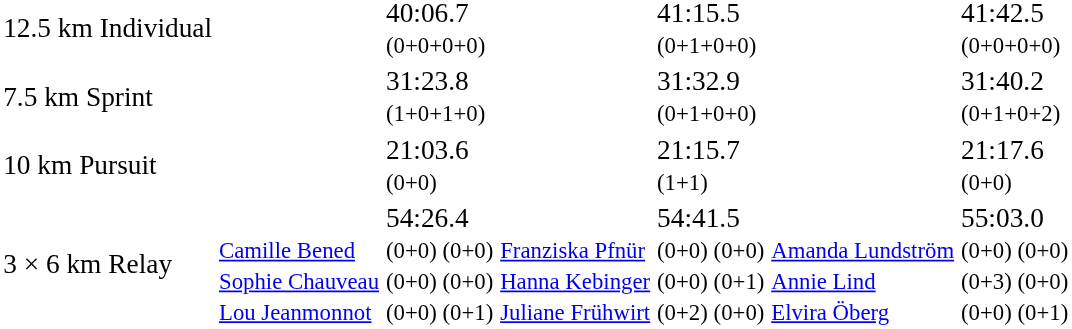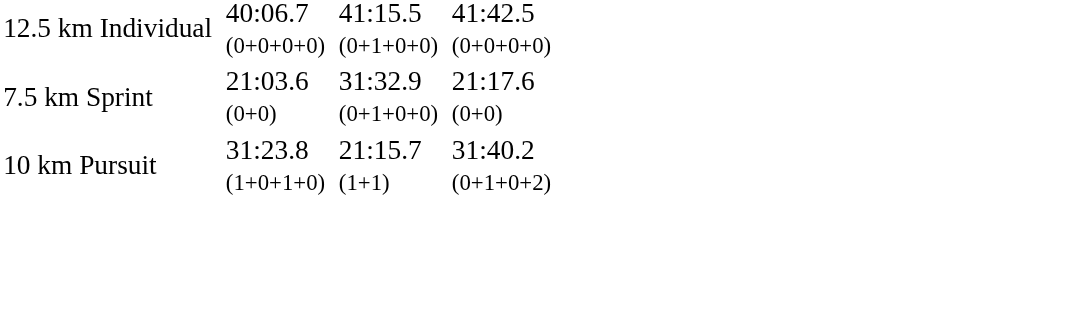(436, 96) 31:23.8 (1+0+1+0) -> (267, 96) 21:03.6 (0+0)
(1011, 96) 31:40.2 (0+1+0+2) -> (493, 96) 21:17.6 (0+0)
(427, 165) 21:03.6 (0+0) -> (275, 165) 31:23.8 (1+0+1+0)
(1002, 165) 21:17.6 (0+0) -> (502, 165) 31:40.2 (0+1+0+2)
- row: (88, 264)
